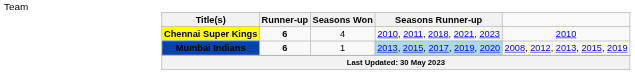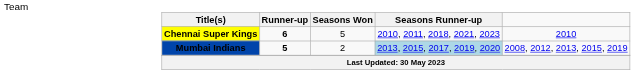(343, 34) 4 -> (343, 34) 5
(285, 48) 6 -> (285, 48) 5
(343, 48) 1 -> (343, 48) 2
